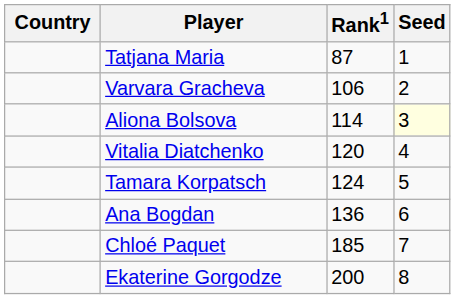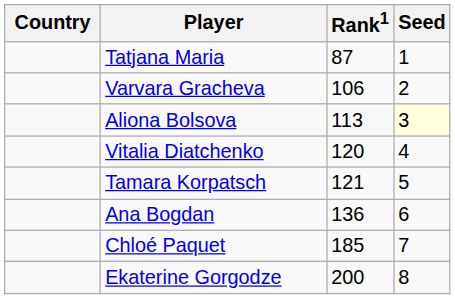(347, 119) 114 -> (347, 119) 113
(348, 182) 124 -> (348, 182) 121
